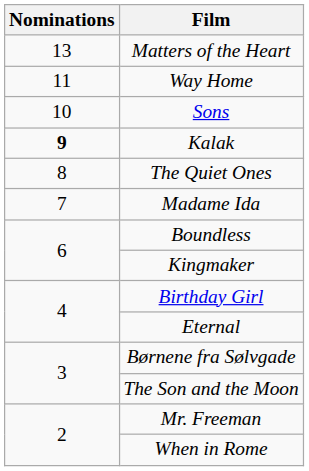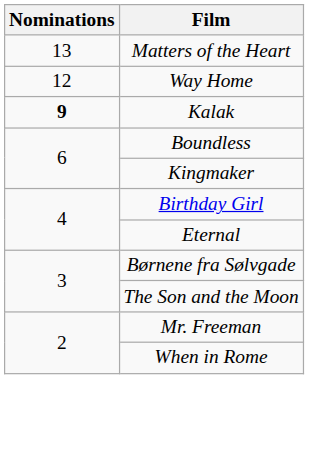(62, 81) 11 -> (62, 81) 12
- row: (211, 111)
- row: (211, 173)
- row: (211, 204)
